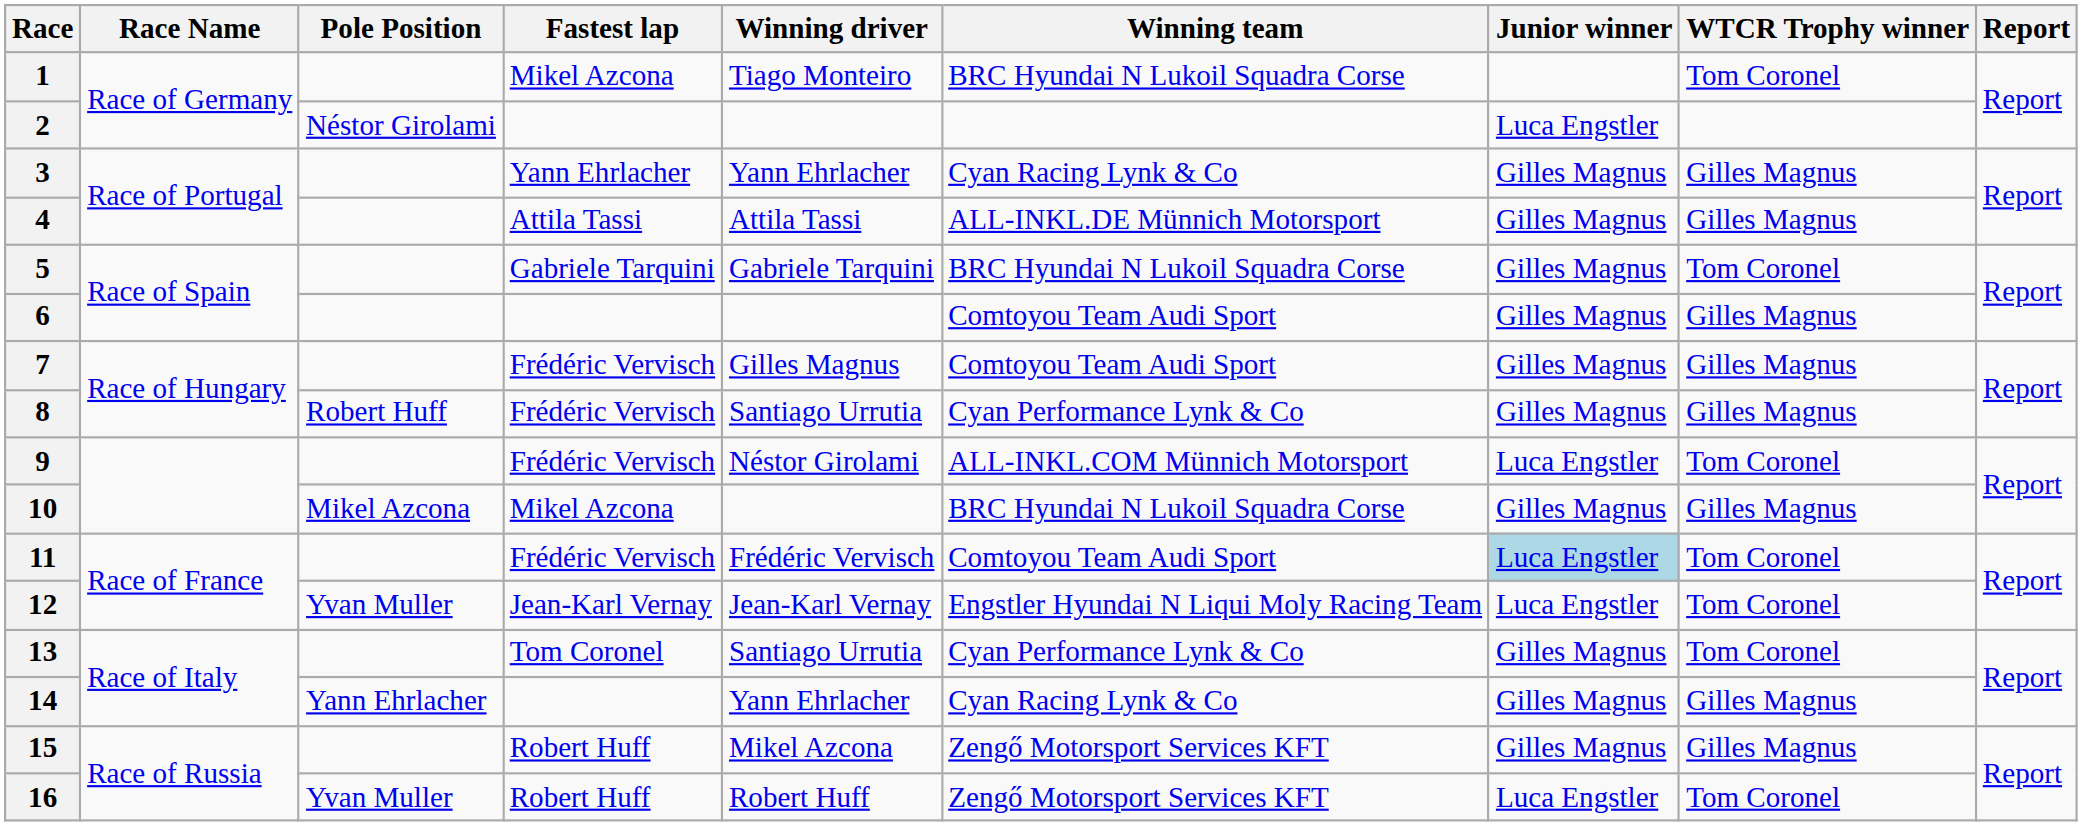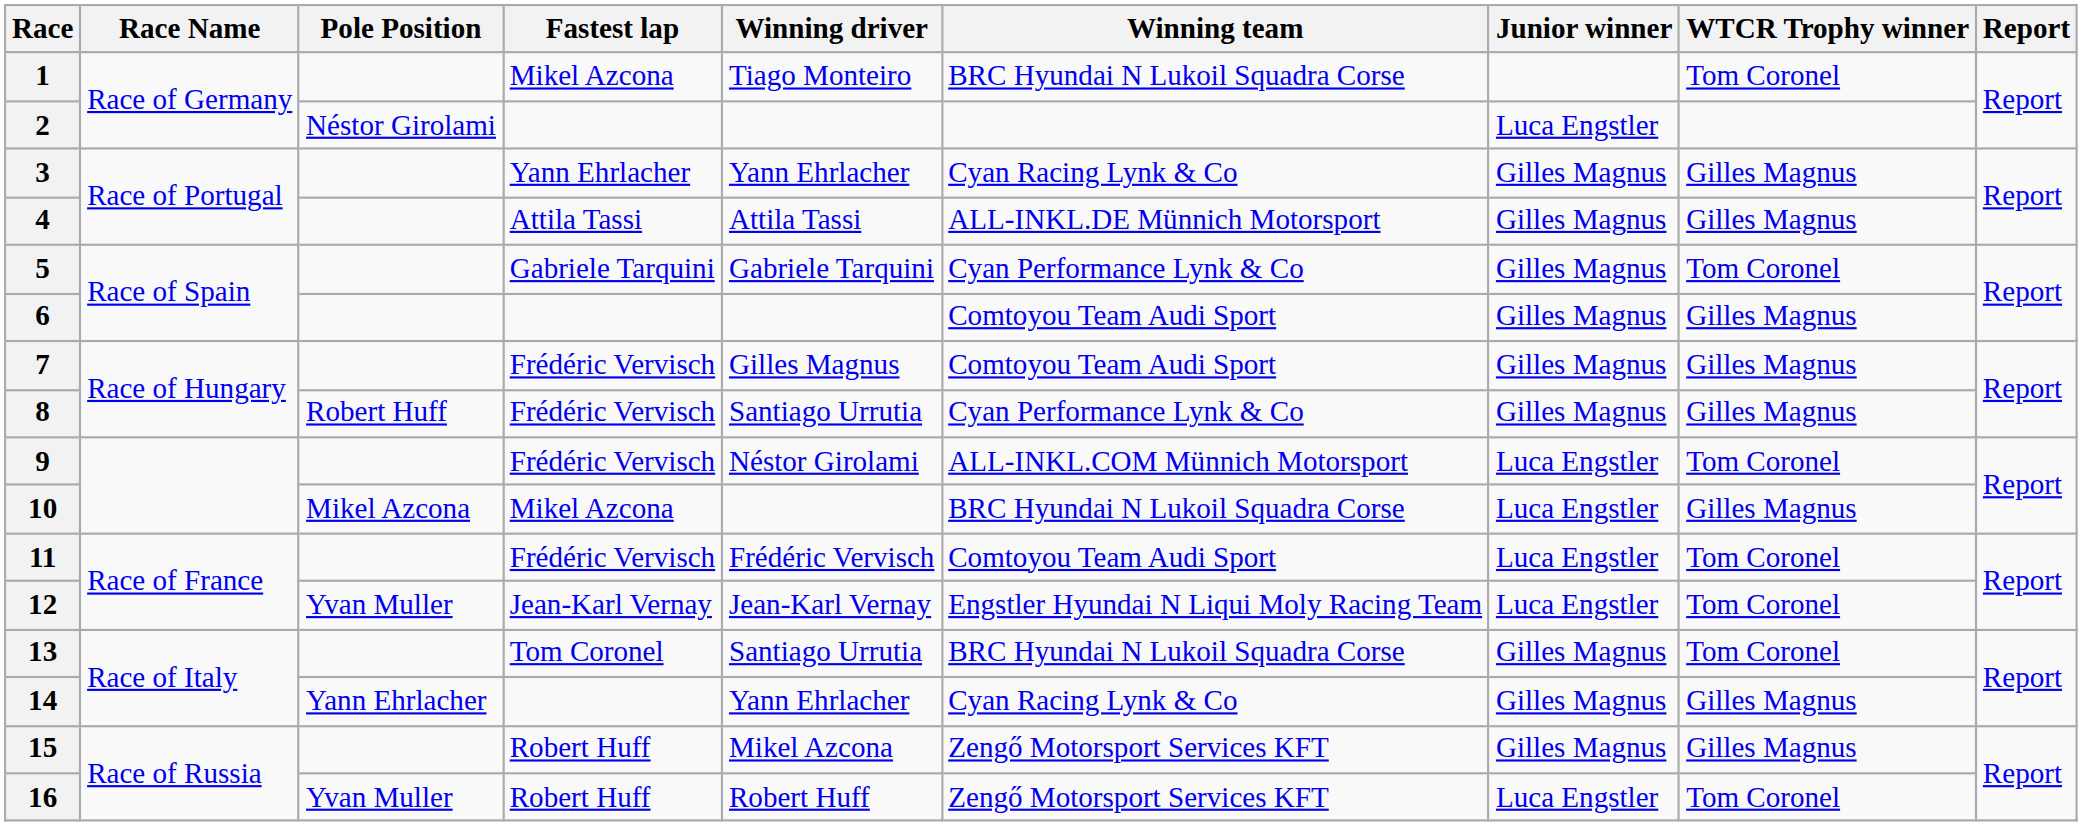(1176, 268) BRC Hyundai N Lukoil Squadra Corse -> (1126, 268) Cyan Performance Lynk & Co
(1581, 508) Gilles Magnus -> (1577, 508) Luca Engstler
(1577, 556) lightblue background -> (1577, 556) no background
(1126, 652) Cyan Performance Lynk & Co -> (1176, 652) BRC Hyundai N Lukoil Squadra Corse
